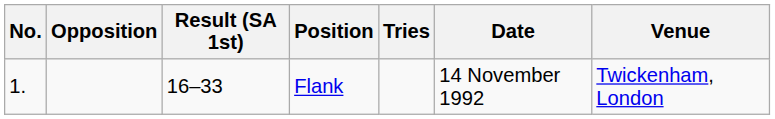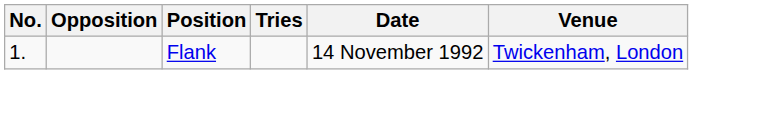- column: (226, 31)
